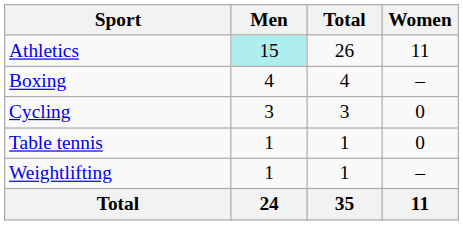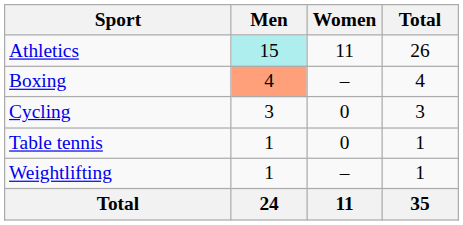columns swapped: (420, 19) <-> (345, 19)
(269, 81) no background -> (269, 81) lightsalmon background
